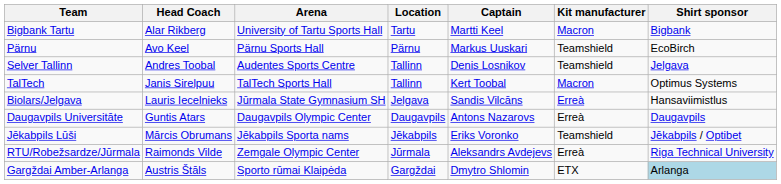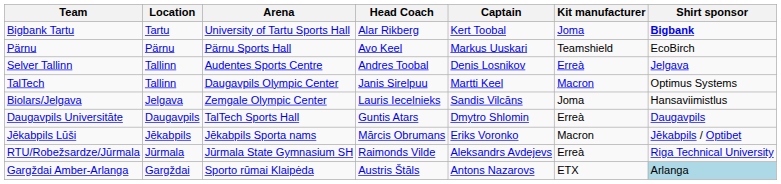columns swapped: (418, 13) <-> (188, 13)
(477, 30) Martti Keel -> (478, 30) Kert Toobal
(576, 30) Macron -> (571, 30) Joma
(671, 30) normal -> (672, 30) bold
(585, 65) Teamshield -> (571, 65) Erreà
(284, 83) TalTech Sports Hall -> (272, 83) Daugavpils Olympic Center
(478, 83) Kert Toobal -> (477, 83) Martti Keel
(311, 100) Jūrmala State Gymnasium SH -> (266, 100) Zemgale Olympic Center
(571, 100) Erreà -> (571, 100) Joma
(304, 118) Daugavpils Olympic Center -> (252, 118) TalTech Sports Hall
(492, 118) Antons Nazarovs -> (490, 118) Dmytro Shlomin
(585, 135) Teamshield -> (576, 135) Macron
(298, 153) Zemgale Olympic Center -> (279, 153) Jūrmala State Gymnasium SH
(490, 170) Dmytro Shlomin -> (492, 170) Antons Nazarovs
